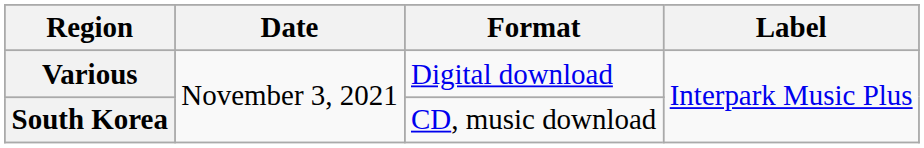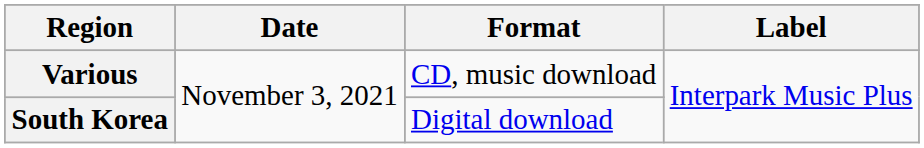(512, 73) Digital download -> (534, 73) CD, music download
(534, 119) CD, music download -> (512, 119) Digital download
